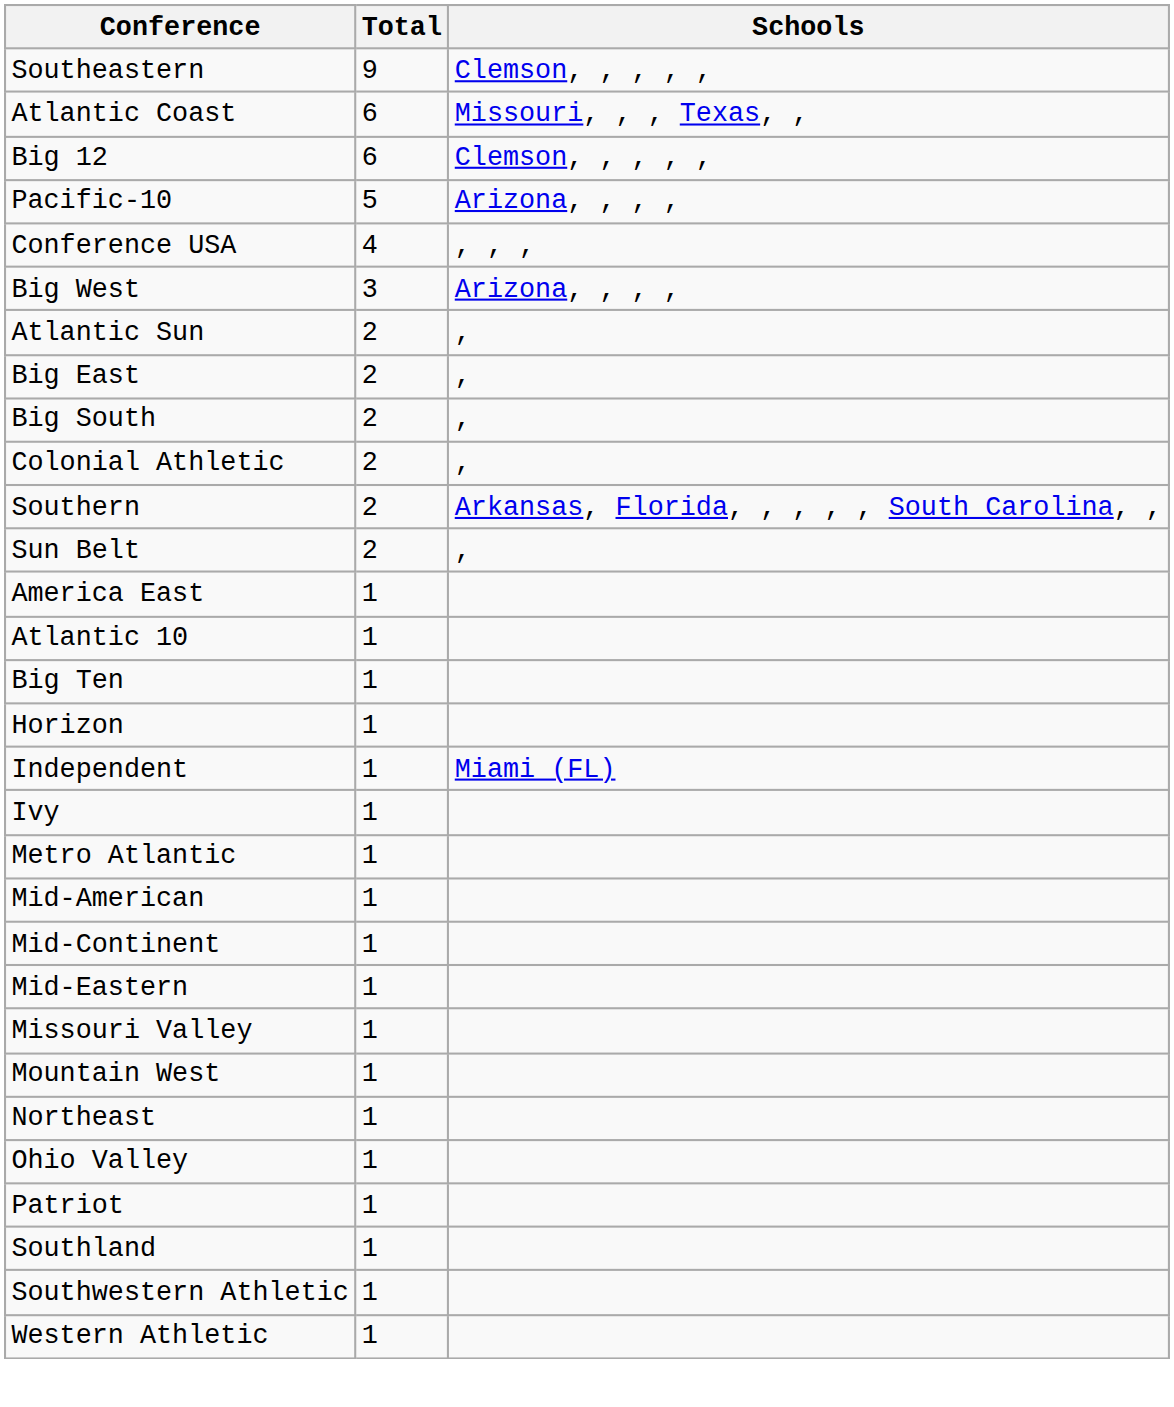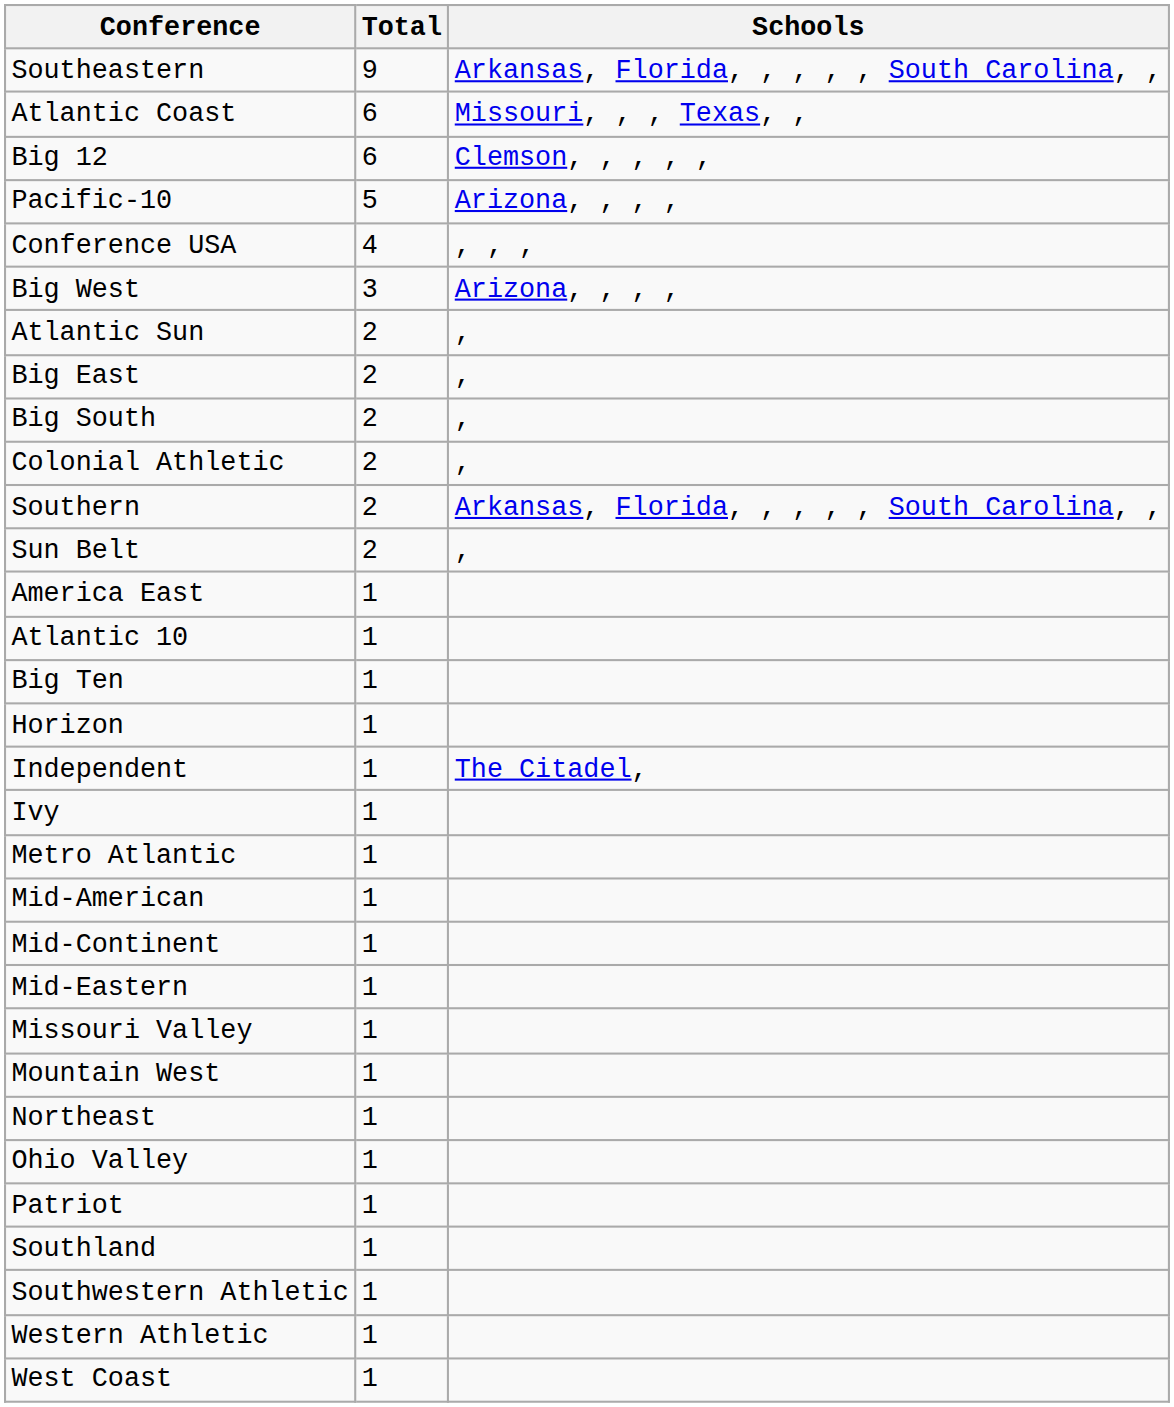(583, 70) Clemson, , , , , -> (808, 70) Arkansas, Florida, , , , , South Carolina, ,
(535, 769) Miami (FL) -> (551, 769) The Citadel,
+ row: (92, 1380)
